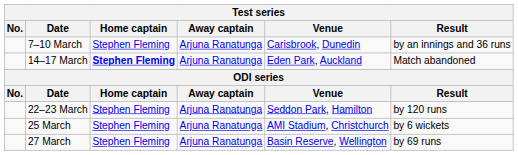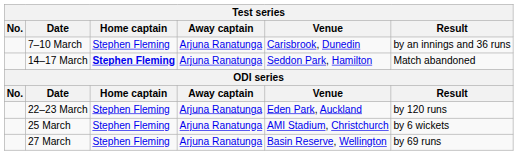(314, 61) Eden Park, Auckland -> (320, 61) Seddon Park, Hamilton
(320, 110) Seddon Park, Hamilton -> (314, 110) Eden Park, Auckland
